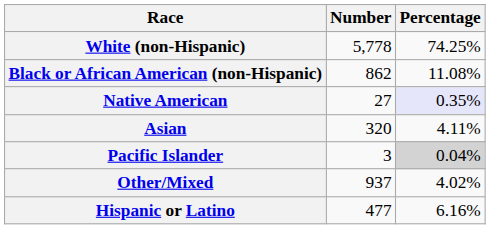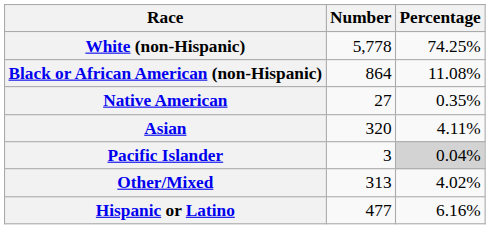(379, 73) 862 -> (379, 73) 864
(458, 100) lavender background -> (458, 100) no background
(379, 182) 937 -> (379, 182) 313
